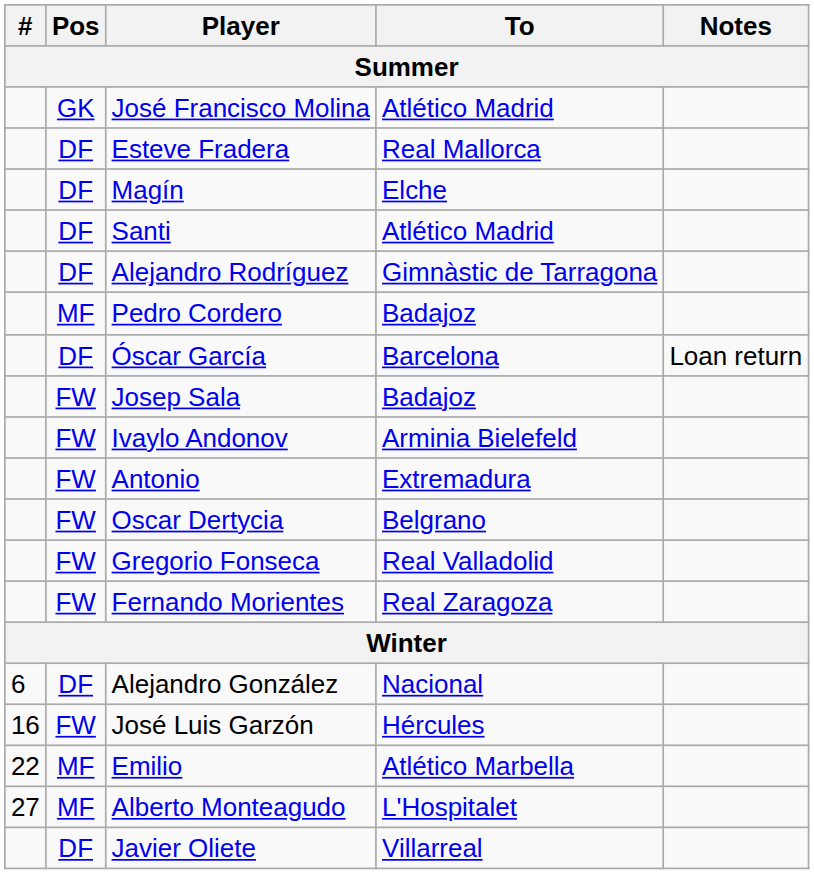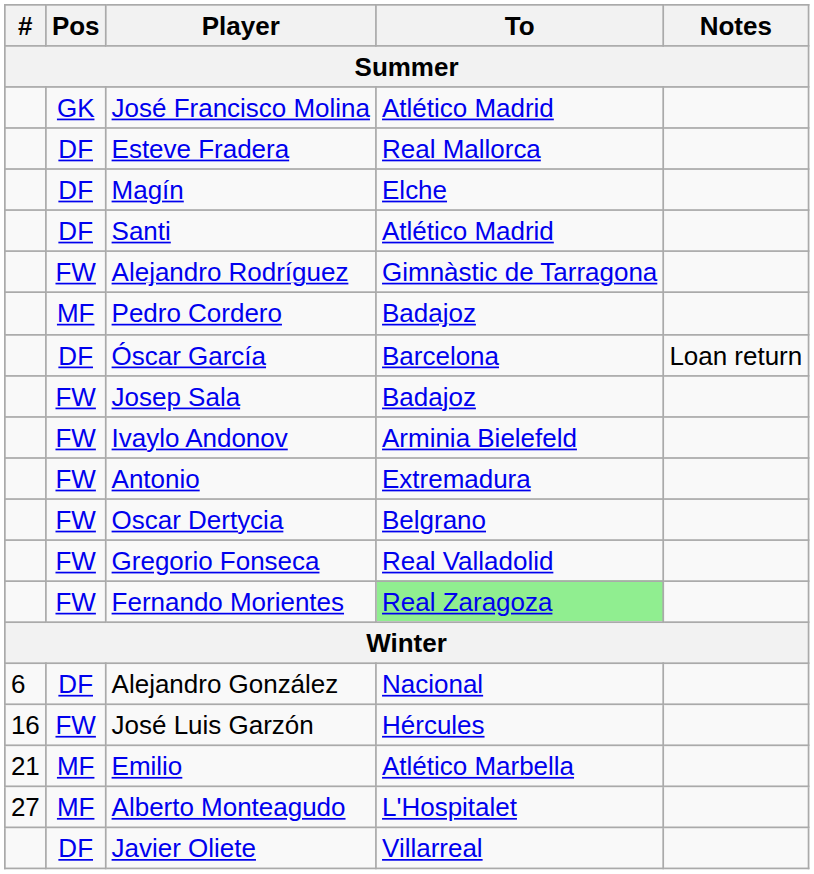(76, 272) DF -> (76, 272) FW
(467, 602) no background -> (467, 602) lightgreen background
(25, 766) 22 -> (25, 766) 21
